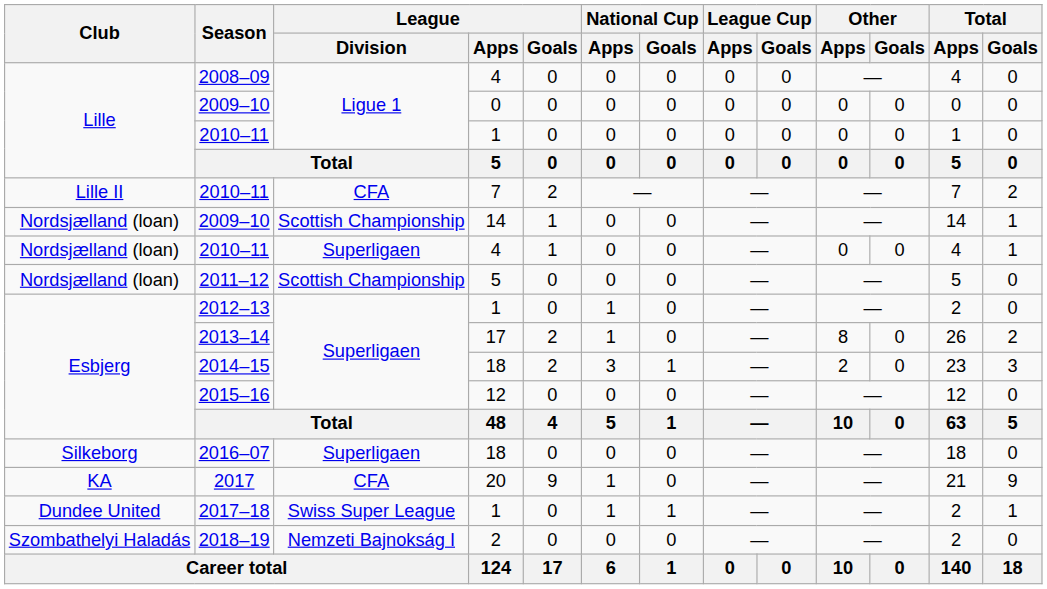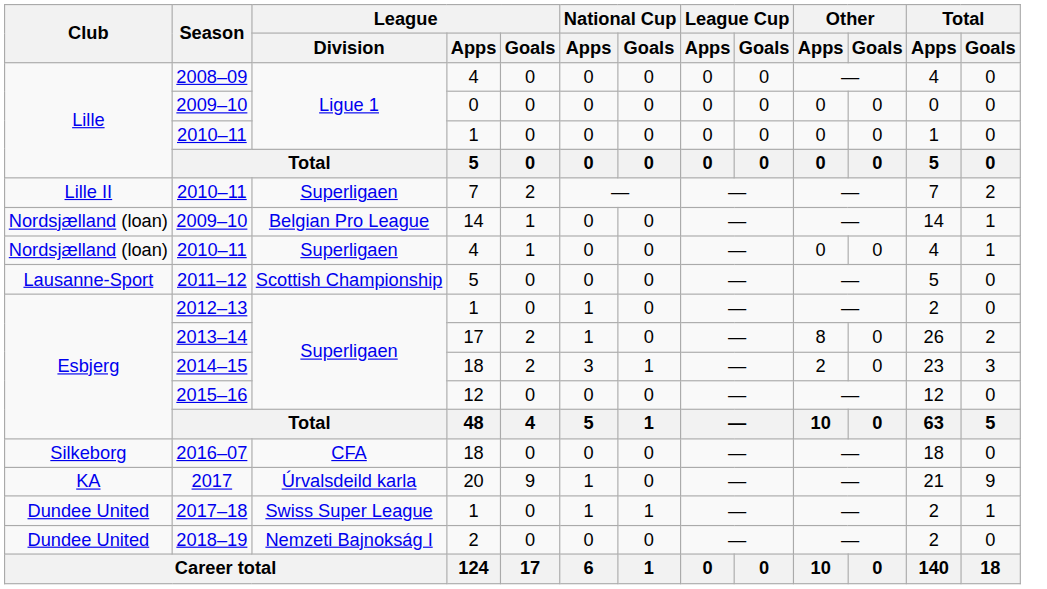(371, 192) CFA -> (349, 192) Superligaen
(371, 221) Scottish Championship -> (349, 221) Belgian Pro League
(100, 279) Nordsjælland (loan) -> (88, 279) Lausanne-Sport
(371, 452) Superligaen -> (349, 452) CFA
(371, 481) CFA -> (349, 481) Úrvalsdeild karla
(100, 539) Szombathelyi Haladás -> (88, 539) Dundee United
